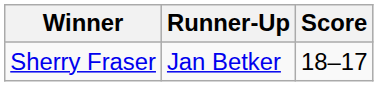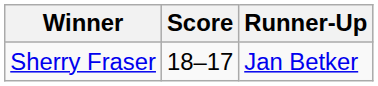columns swapped: (229, 23) <-> (334, 23)
